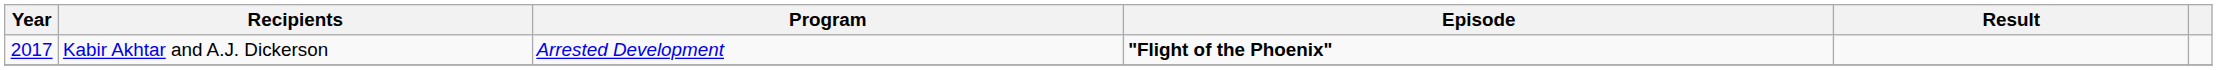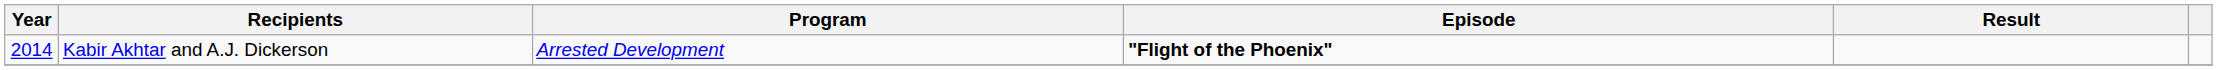(32, 50) 2017 -> (32, 50) 2014
